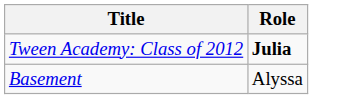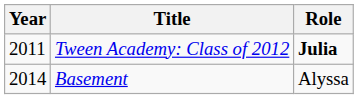+ column: (28, 19)
